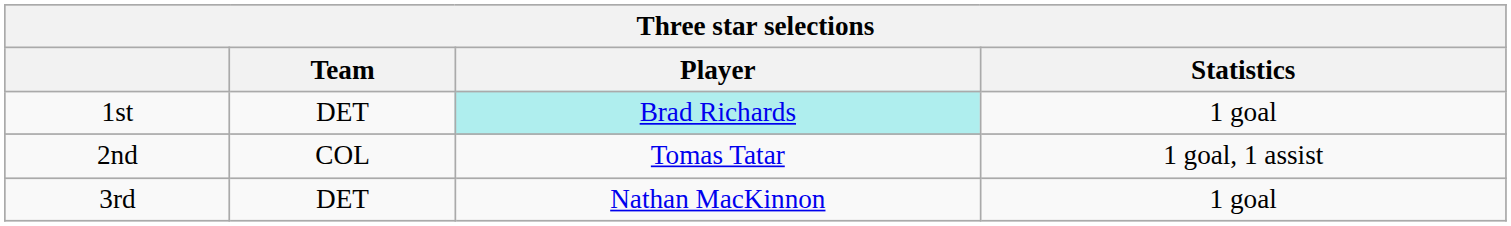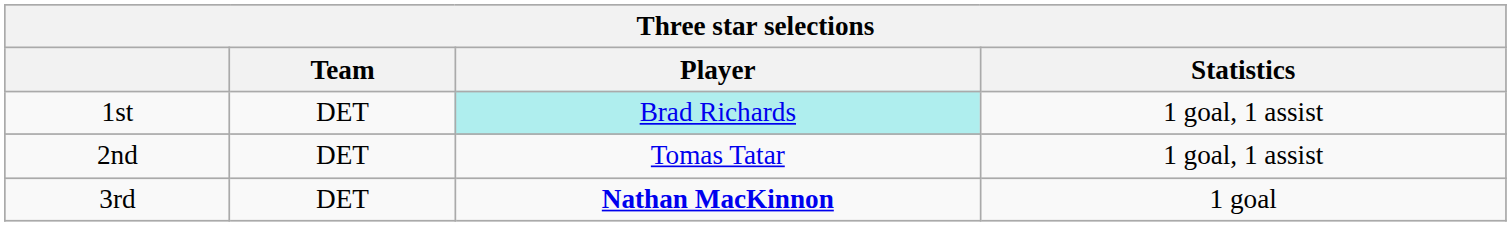(1243, 112) 1 goal -> (1243, 112) 1 goal, 1 assist
(343, 155) COL -> (343, 155) DET
(718, 198) normal -> (718, 198) bold
